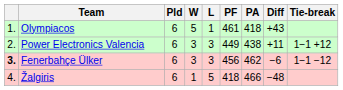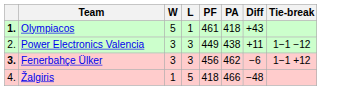- column: (174, 12)
(11, 28) normal -> (11, 28) bold
(312, 45) 1−1 +12 -> (292, 45) 1−1 −12
(312, 61) 1−1 −12 -> (292, 61) 1−1 +12
